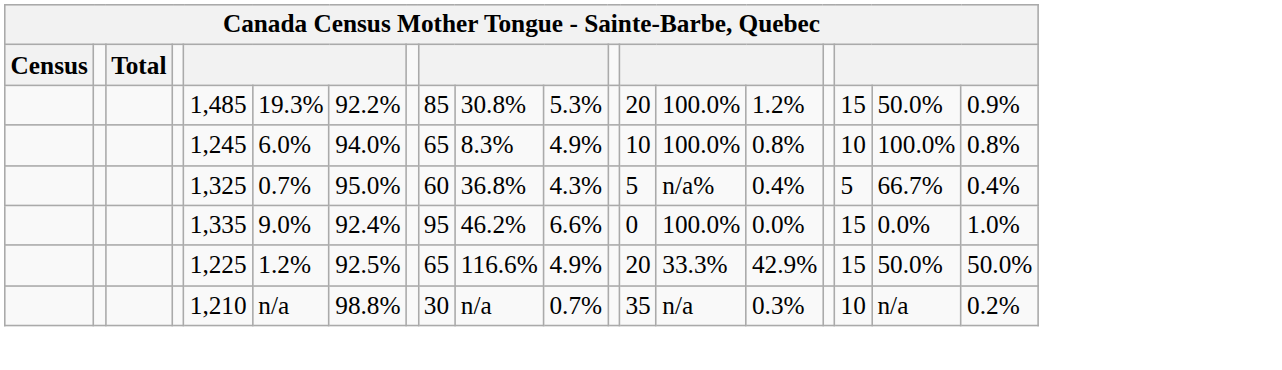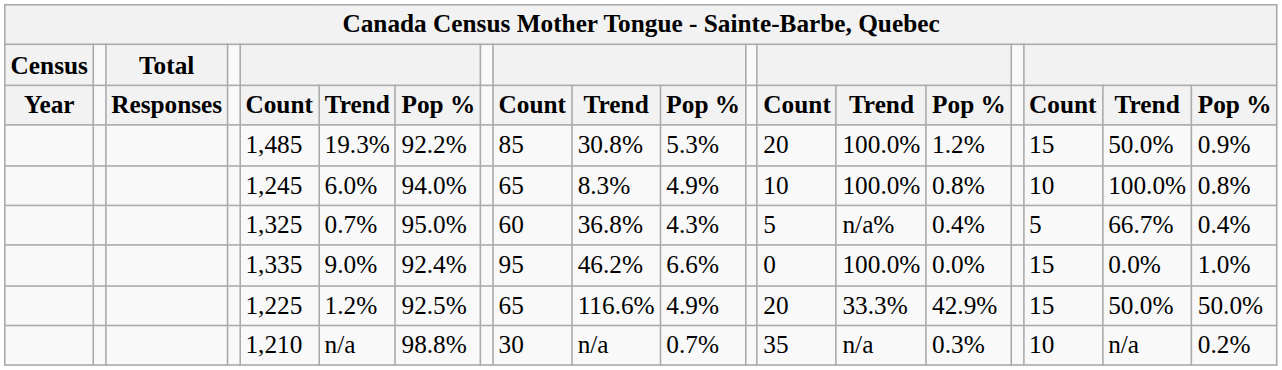+ row: (49, 104)
